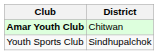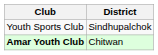rows swapped: (45, 27) <-> (45, 42)
